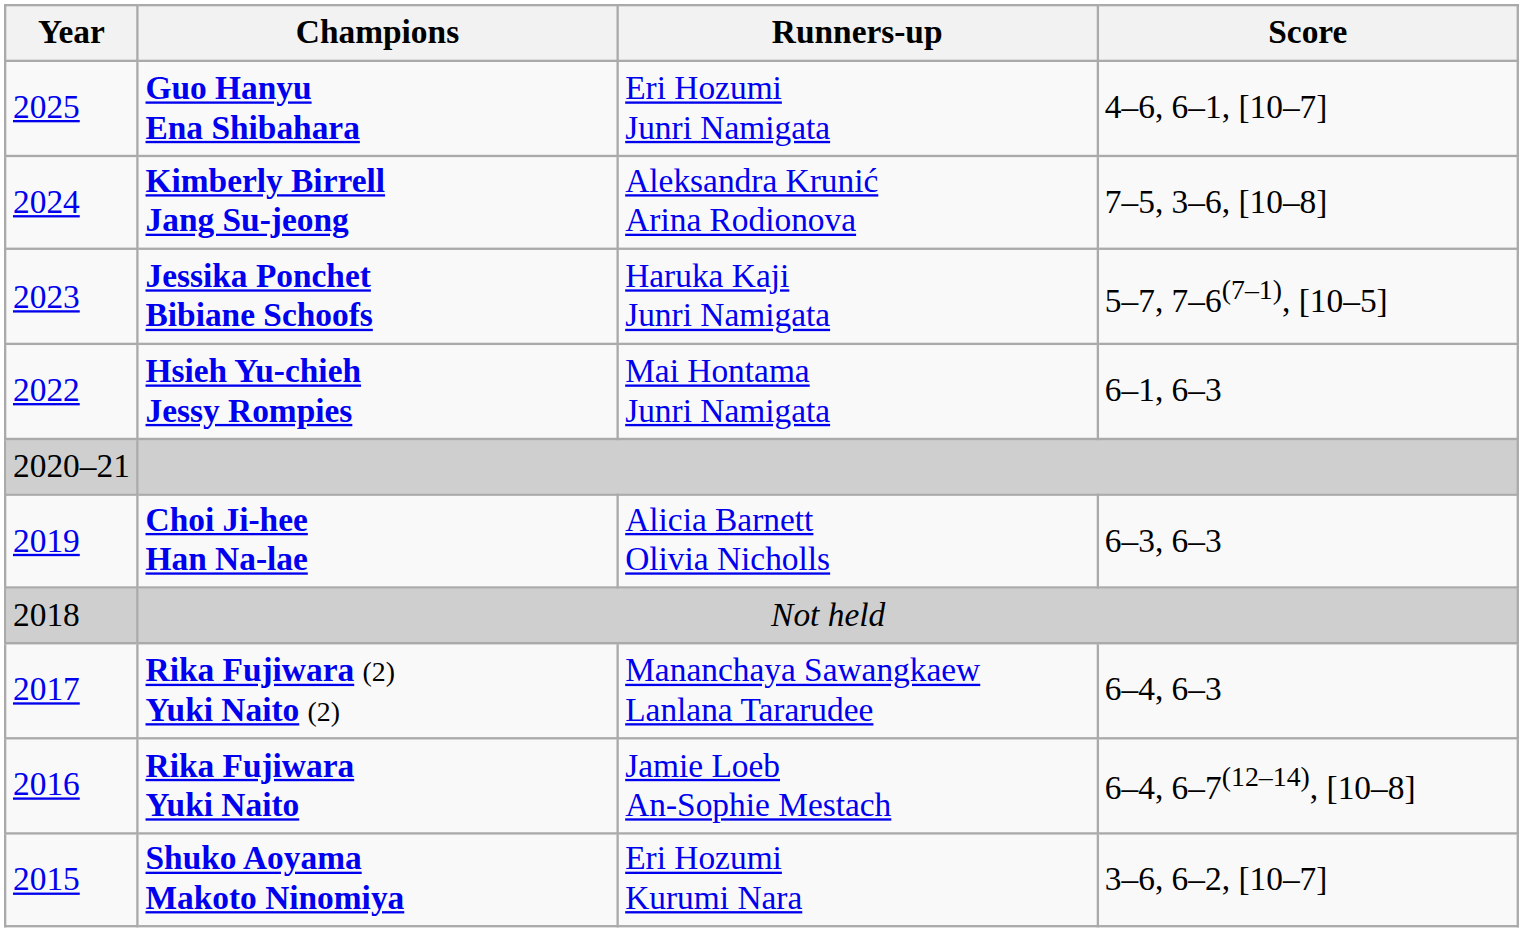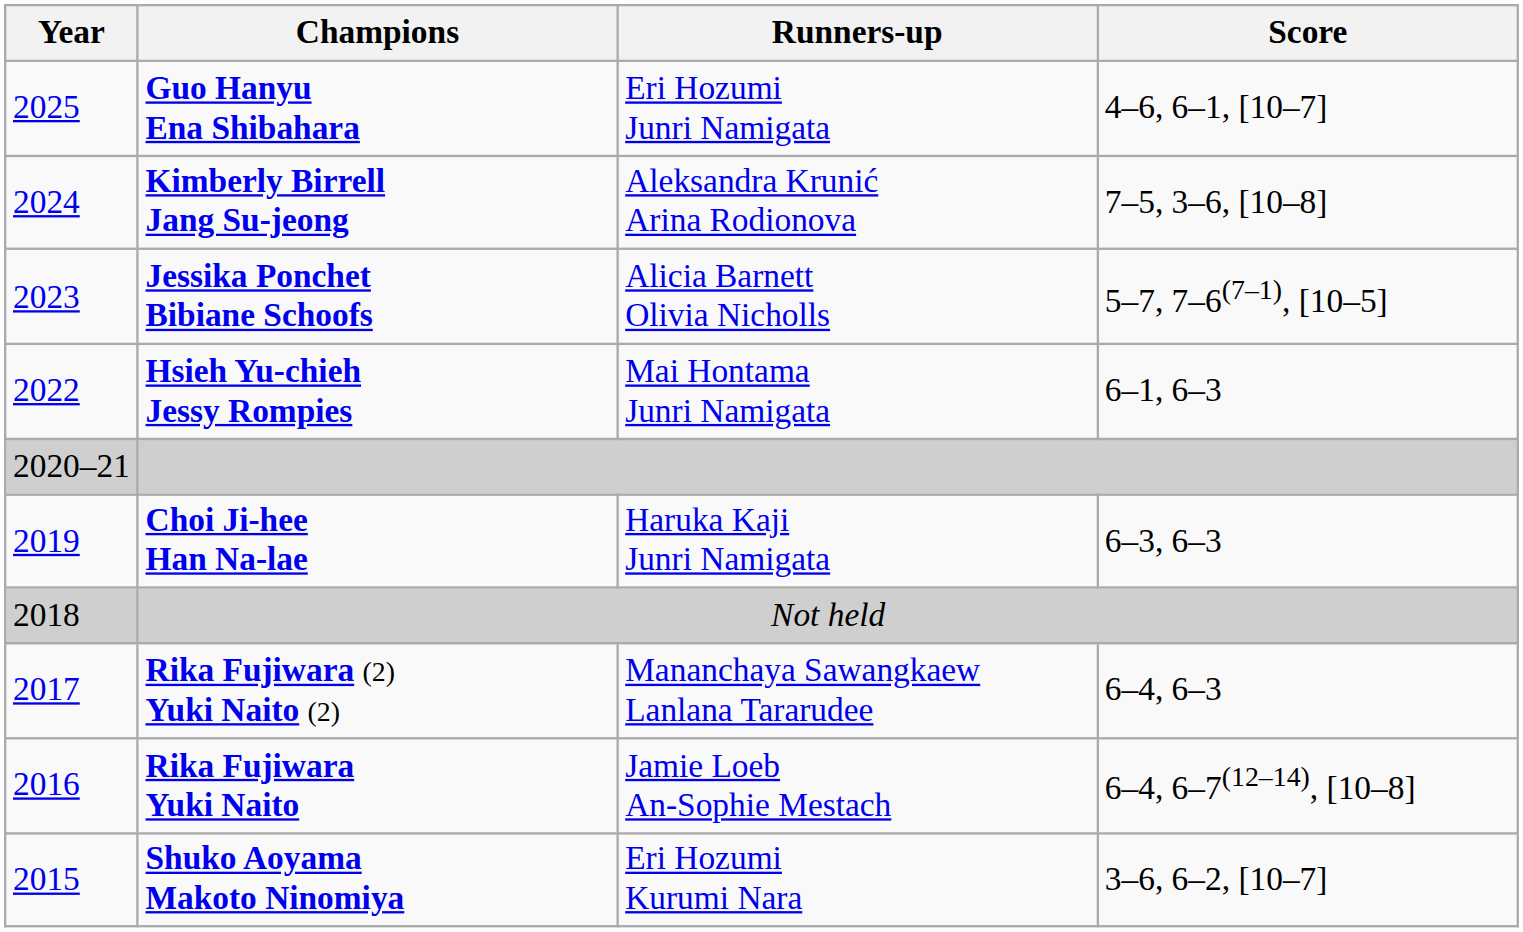(728, 296) Haruka Kaji Junri Namigata -> (728, 296) Alicia Barnett Olivia Nicholls
(728, 540) Alicia Barnett Olivia Nicholls -> (728, 540) Haruka Kaji Junri Namigata
